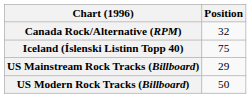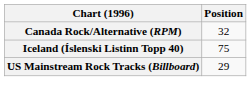- row: (103, 84)
